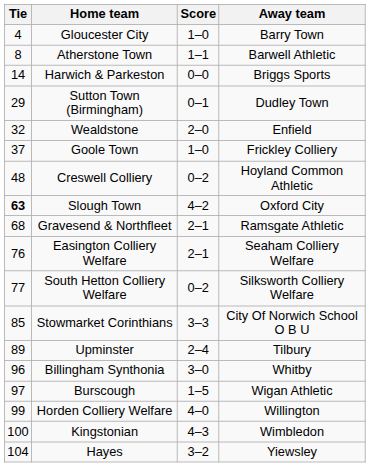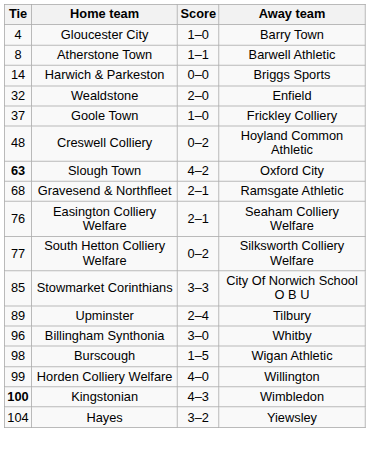- row: (105, 103)
(18, 391) 97 -> (18, 356) 98
(18, 431) normal -> (18, 397) bold
